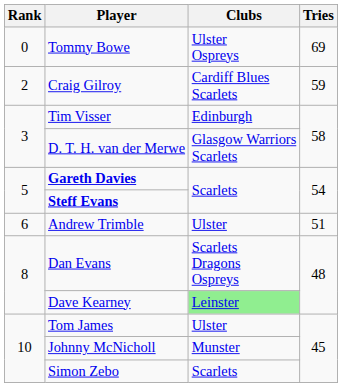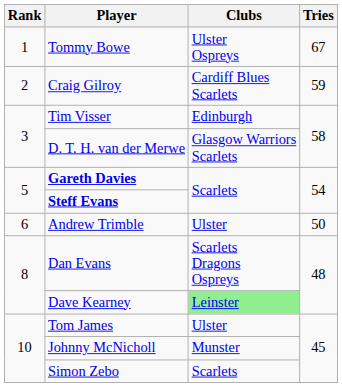(25, 46) 0 -> (25, 46) 1
(318, 46) 69 -> (318, 46) 67
(318, 224) 51 -> (318, 224) 50
